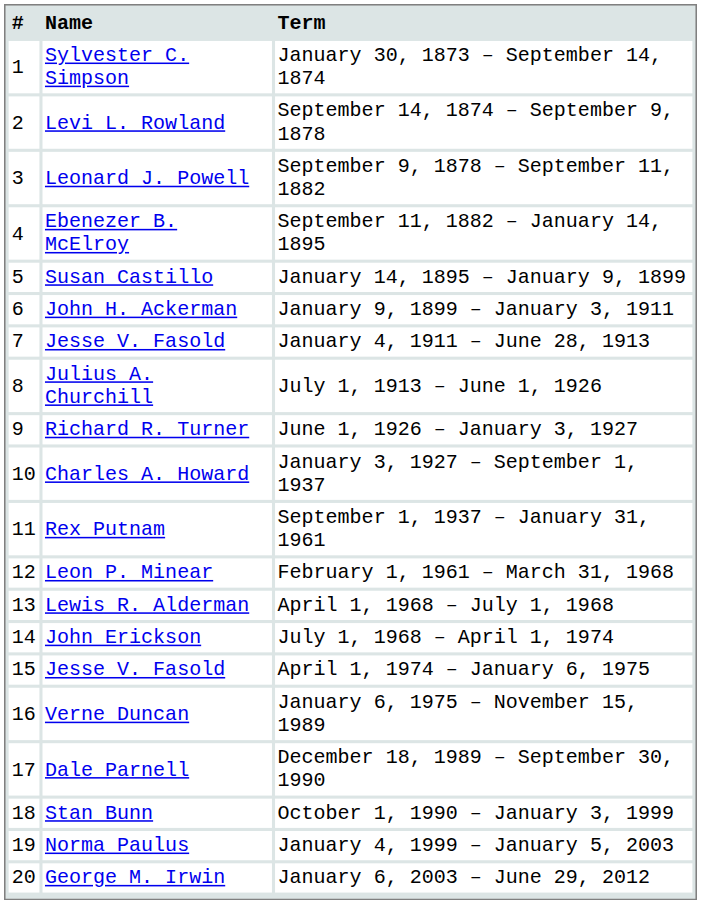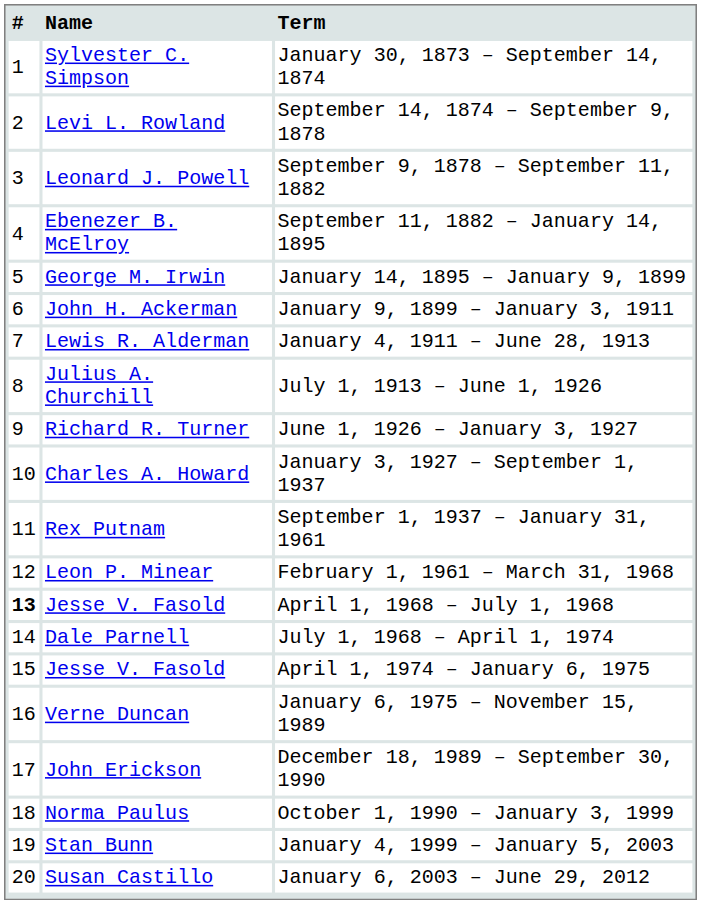(129, 277) Susan Castillo -> (135, 277) George M. Irwin
(135, 342) Jesse V. Fasold -> (147, 342) Lewis R. Alderman
(24, 605) normal -> (24, 605) bold
(147, 605) Lewis R. Alderman -> (135, 605) Jesse V. Fasold
(123, 638) John Erickson -> (117, 638) Dale Parnell
(117, 769) Dale Parnell -> (123, 769) John Erickson
(99, 813) Stan Bunn -> (117, 813) Norma Paulus
(117, 846) Norma Paulus -> (99, 846) Stan Bunn
(135, 878) George M. Irwin -> (129, 878) Susan Castillo
